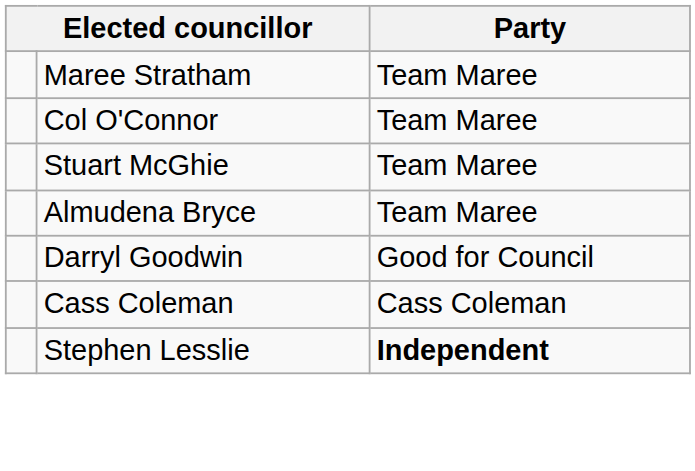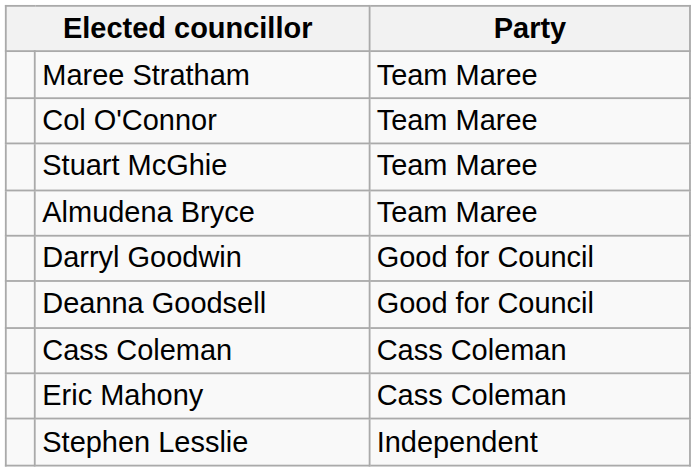+ row: (154, 303)
+ row: (123, 395)
(463, 349) bold -> (457, 441) normal
